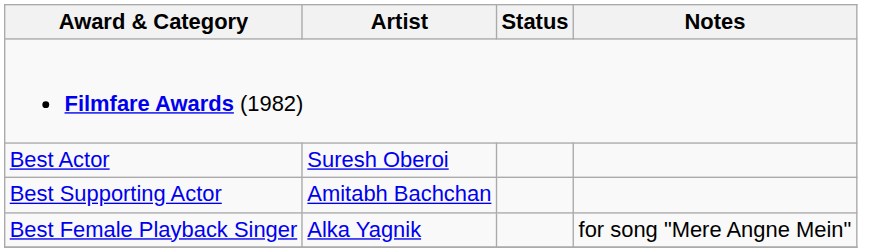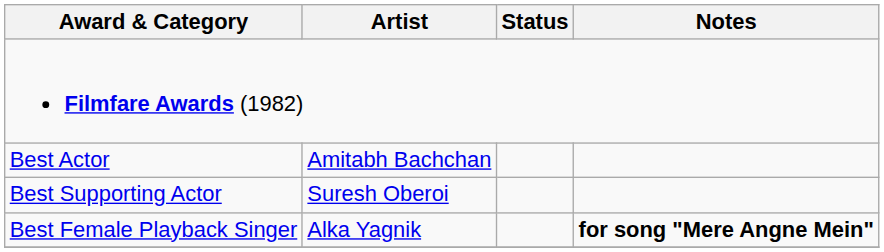(378, 159) Suresh Oberoi -> (399, 159) Amitabh Bachchan
(399, 194) Amitabh Bachchan -> (378, 194) Suresh Oberoi
(715, 229) normal -> (726, 229) bold
